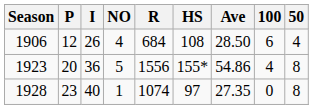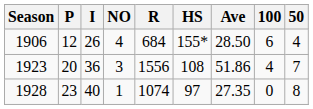(192, 41) 108 -> (192, 41) 155*
(119, 66) 5 -> (119, 66) 3
(192, 66) 155* -> (192, 66) 108
(233, 66) 54.86 -> (233, 66) 51.86
(296, 66) 8 -> (296, 66) 7
